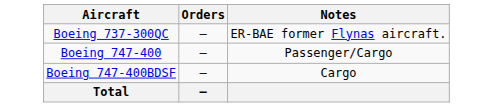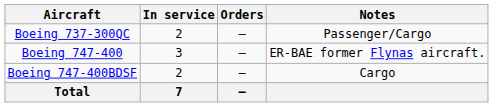+ column: (179, 14)
(339, 34) ER-BAE former Flynas aircraft. -> (377, 34) Passenger/Cargo
(339, 53) Passenger/Cargo -> (377, 53) ER-BAE former Flynas aircraft.
